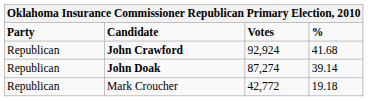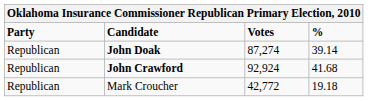rows swapped: (145, 50) <-> (134, 68)
